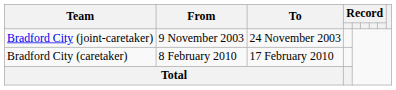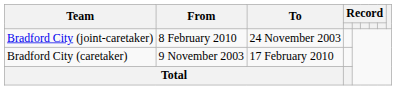(201, 38) 9 November 2003 -> (198, 38) 8 February 2010
(198, 56) 8 February 2010 -> (201, 56) 9 November 2003
